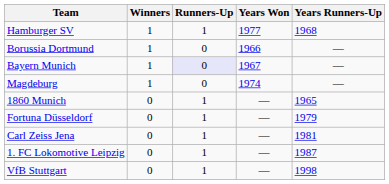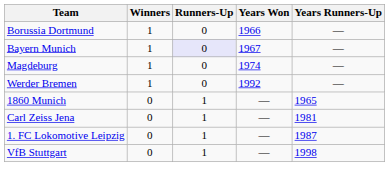- row: (40, 30)
+ row: (42, 83)
- row: (50, 118)
